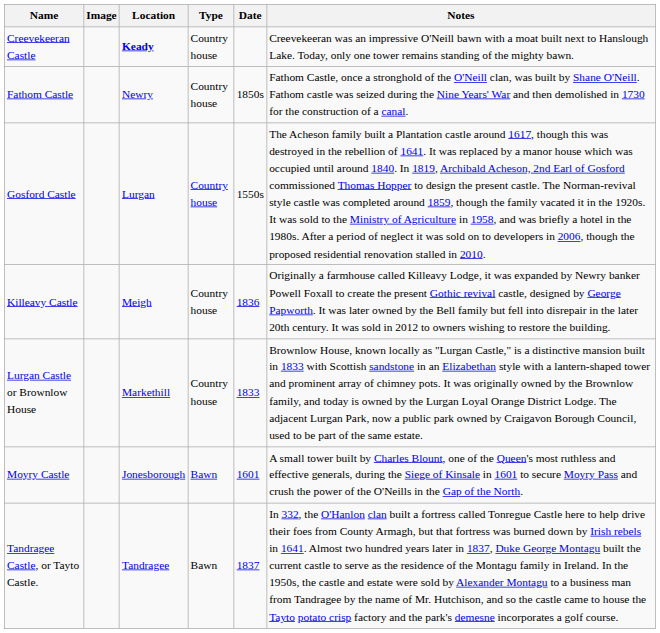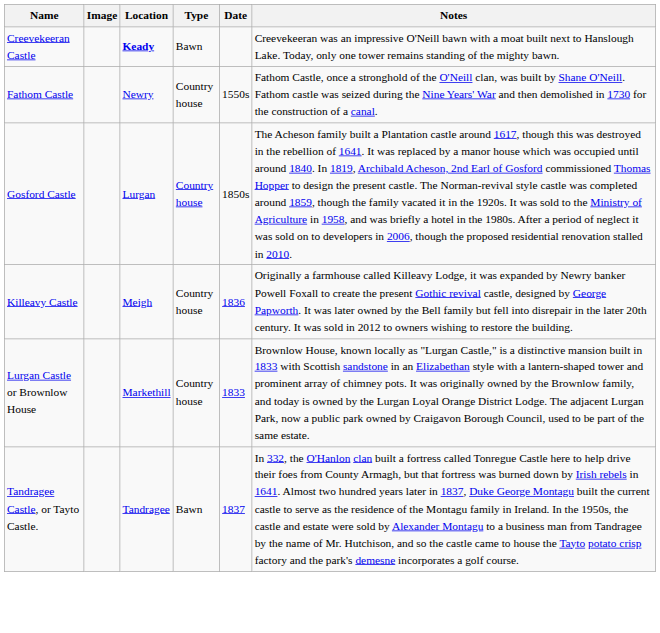(209, 46) Country house -> (189, 46) Bawn
(250, 94) 1850s -> (236, 94) 1550s
(250, 193) 1550s -> (236, 193) 1850s
- row: (38, 474)
